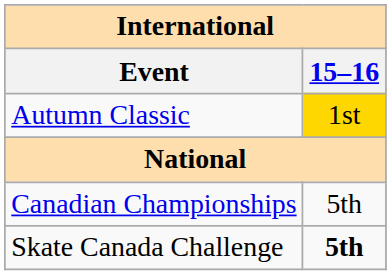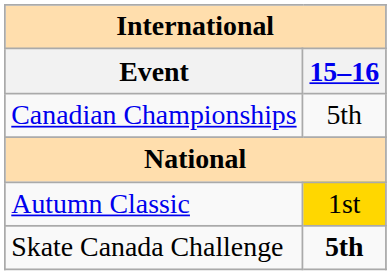rows swapped: (101, 114) <-> (154, 203)
